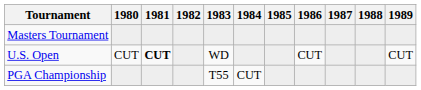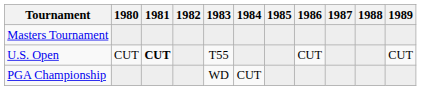(219, 55) WD -> (219, 55) T55
(219, 75) T55 -> (219, 75) WD
